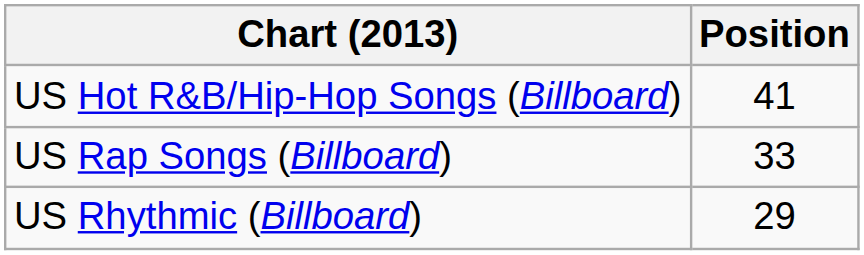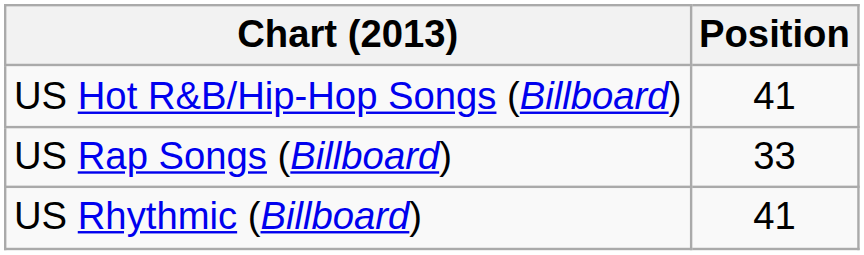(774, 216) 29 -> (774, 216) 41
